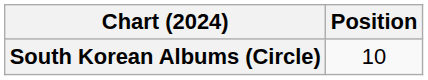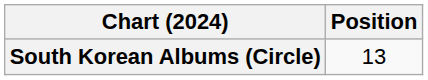(374, 56) 10 -> (374, 56) 13
